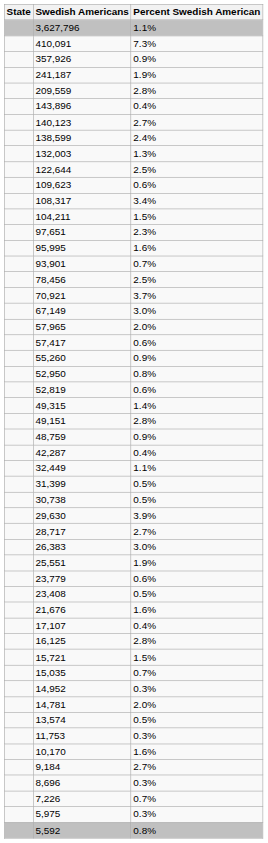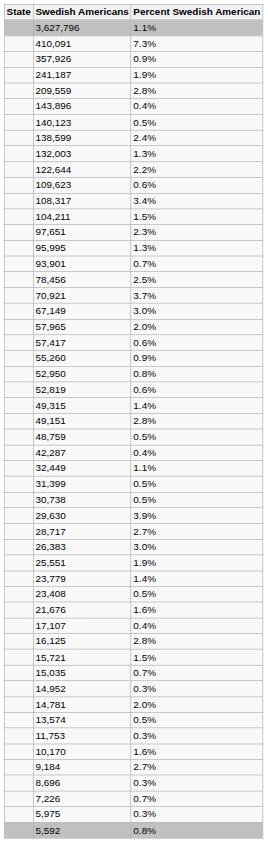(145, 122) 2.7% -> (145, 122) 0.5%
(145, 169) 2.5% -> (145, 169) 2.2%
(145, 248) 1.6% -> (145, 248) 1.3%
(145, 437) 0.9% -> (145, 437) 0.5%
(145, 578) 0.6% -> (145, 578) 1.4%
